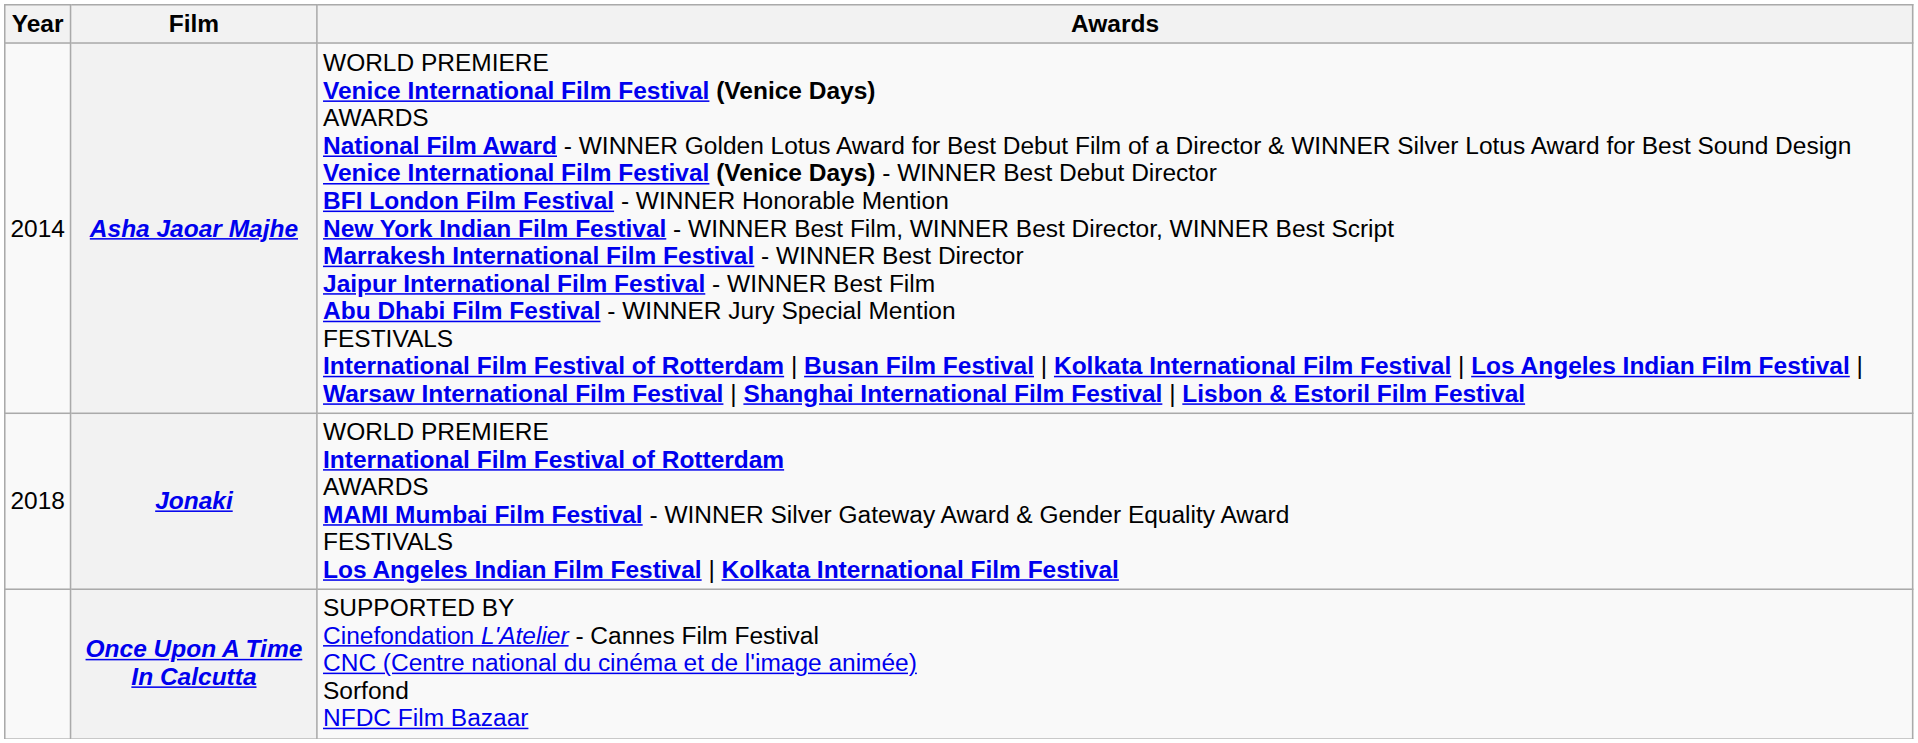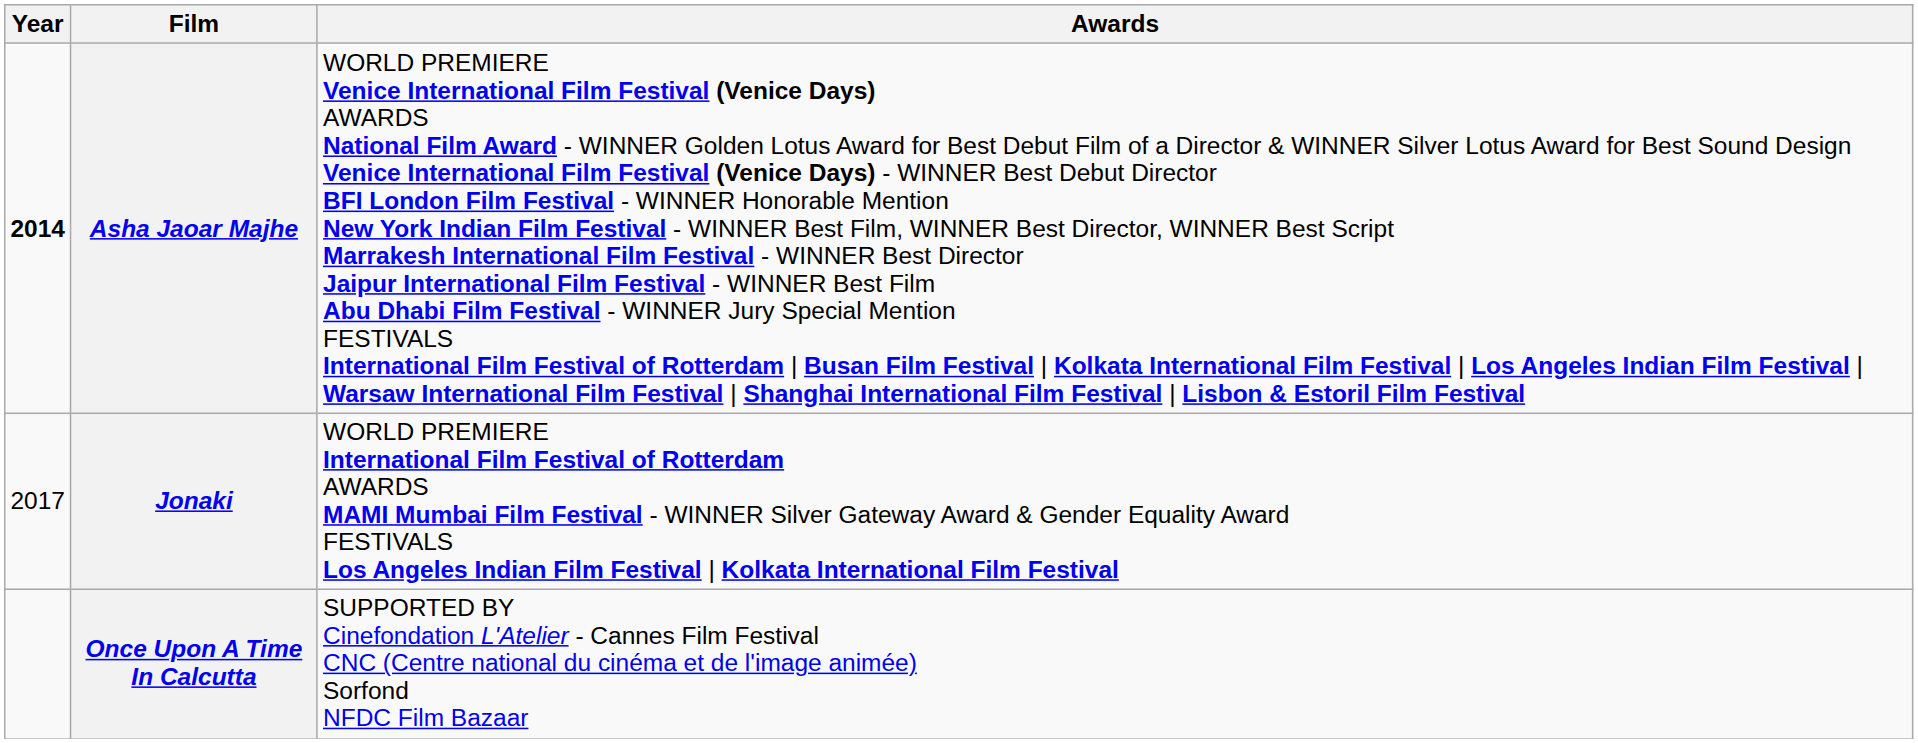(38, 227) normal -> (38, 227) bold
(38, 500) 2018 -> (38, 500) 2017
